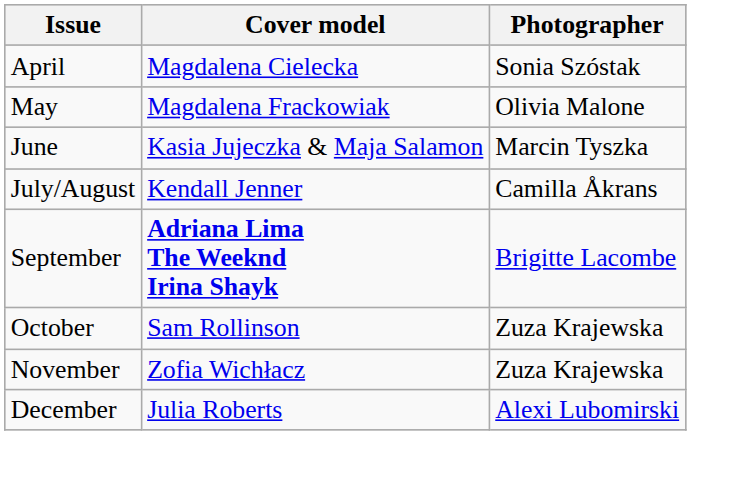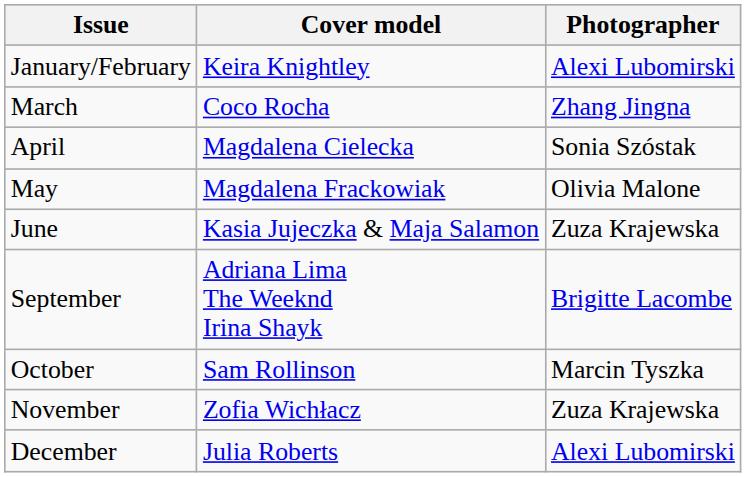+ row: (101, 65)
+ row: (44, 106)
(572, 147) Marcin Tyszka -> (635, 229) Zuza Krajewska
- row: (73, 188)
(226, 258) bold -> (275, 299) normal
(579, 328) Zuza Krajewska -> (627, 368) Marcin Tyszka
